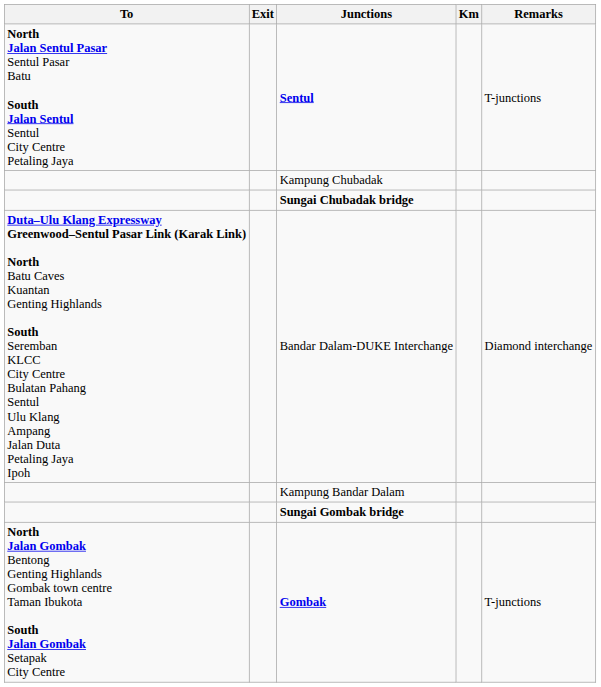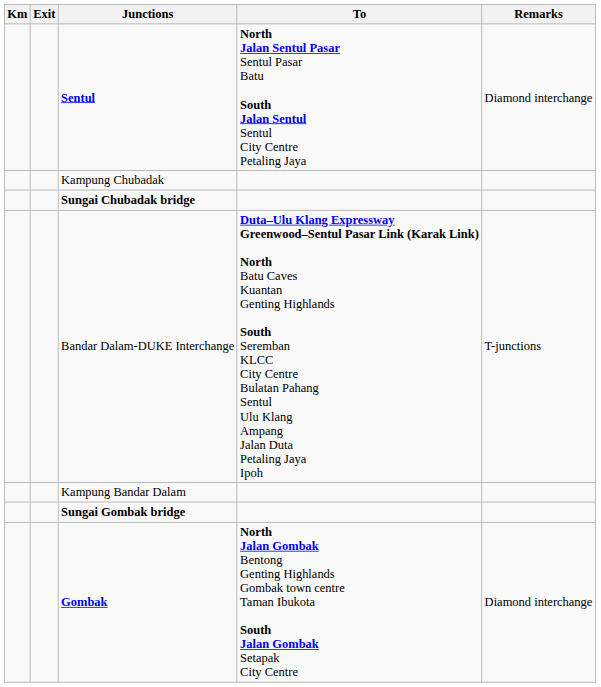columns swapped: (469, 14) <-> (127, 14)
(513, 97) T-junctions -> (539, 97) Diamond interchange
(539, 346) Diamond interchange -> (513, 346) T-junctions
(513, 602) T-junctions -> (539, 602) Diamond interchange
